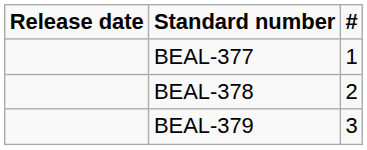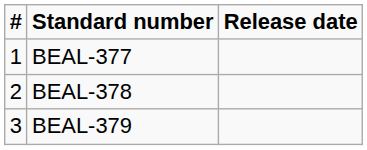columns swapped: (352, 21) <-> (77, 21)
